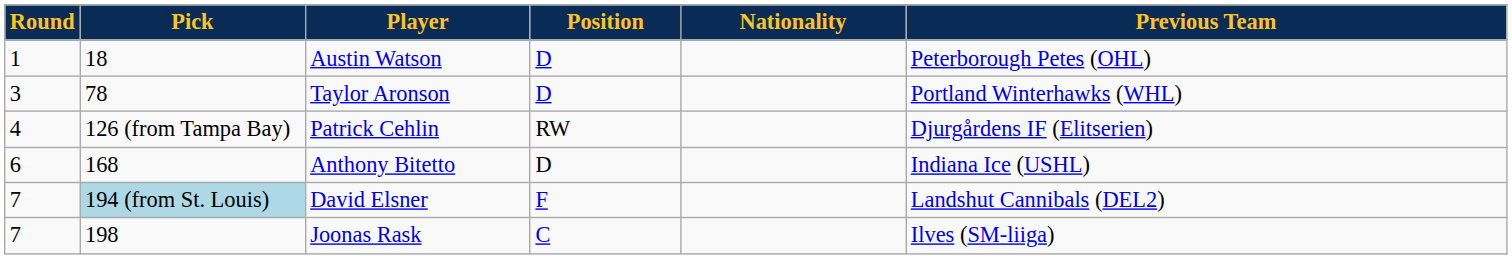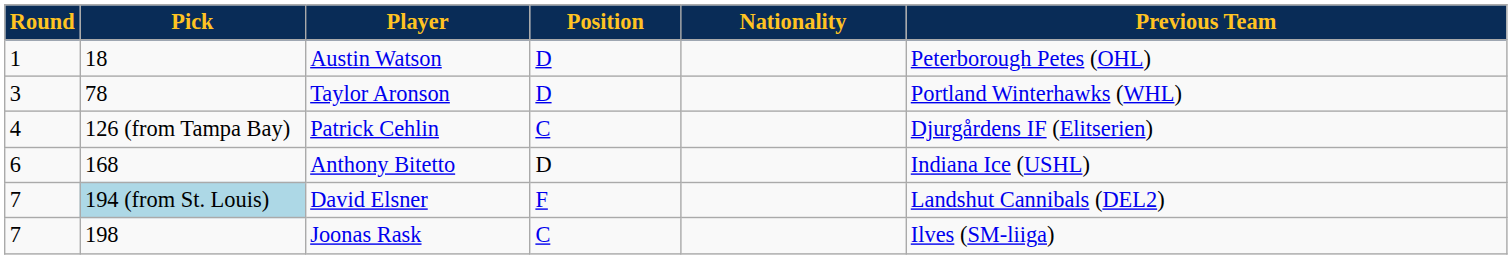(553, 128) RW -> (543, 128) C
